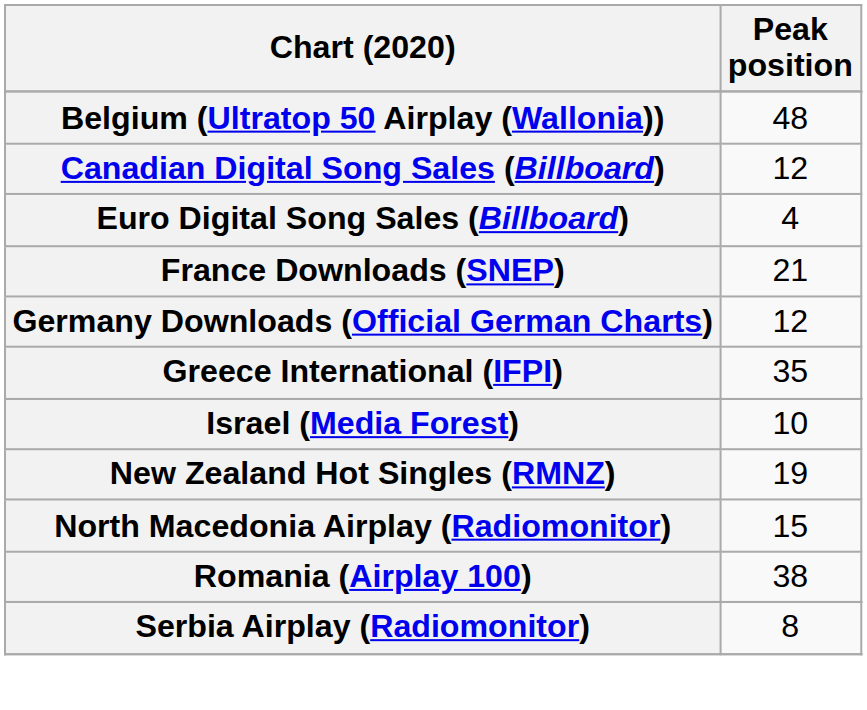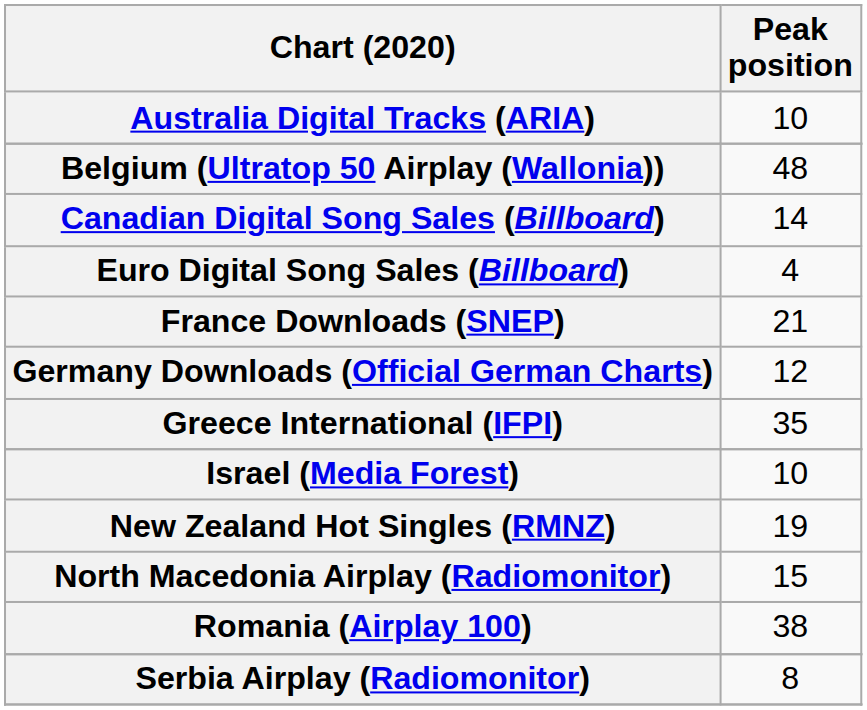+ row: (363, 117)
(790, 168) 12 -> (790, 219) 14
